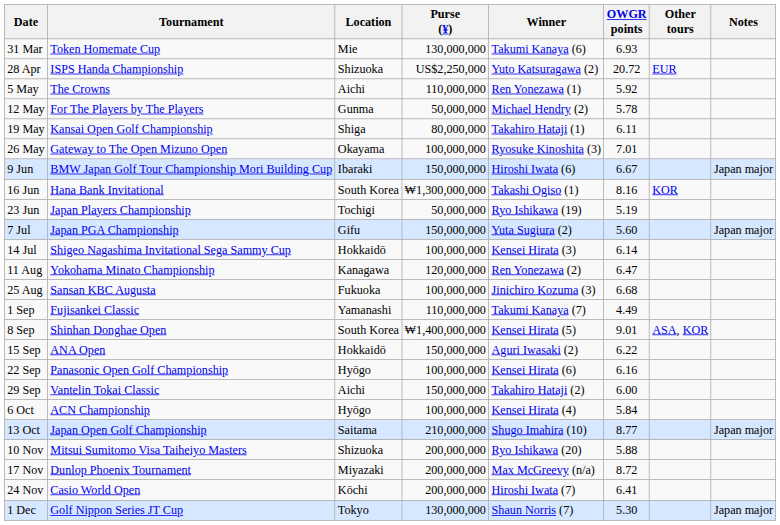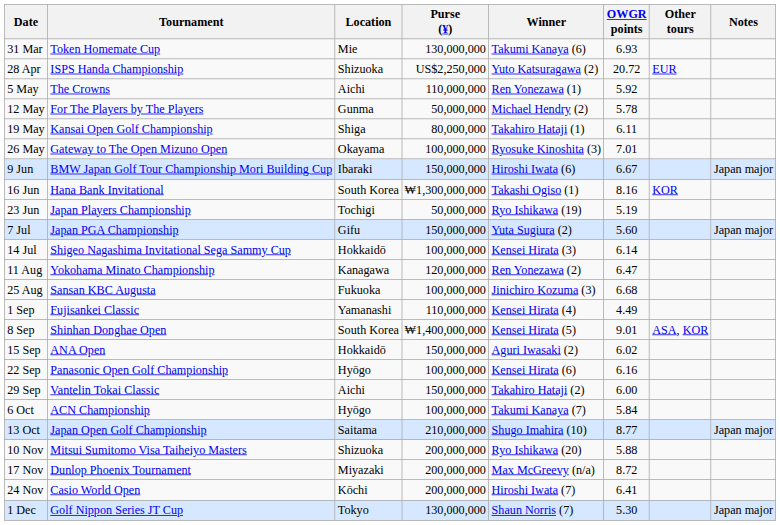(539, 309) Takumi Kanaya (7) -> (534, 309) Kensei Hirata (4)
(627, 349) 6.22 -> (627, 349) 6.02
(534, 410) Kensei Hirata (4) -> (539, 410) Takumi Kanaya (7)
